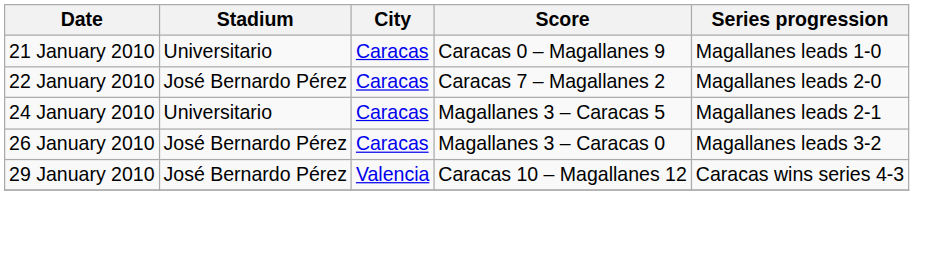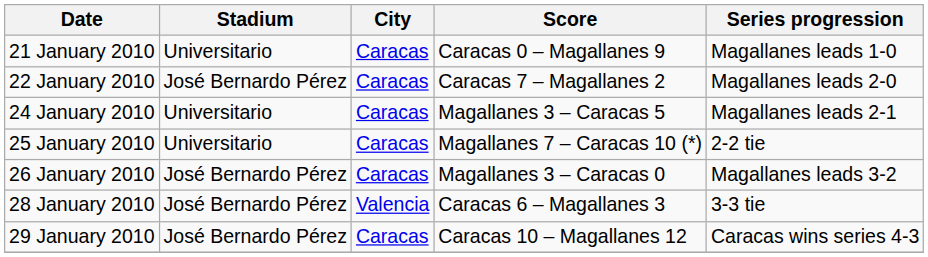+ row: (82, 143)
+ row: (82, 205)
(393, 174) Valencia -> (392, 236) Caracas
